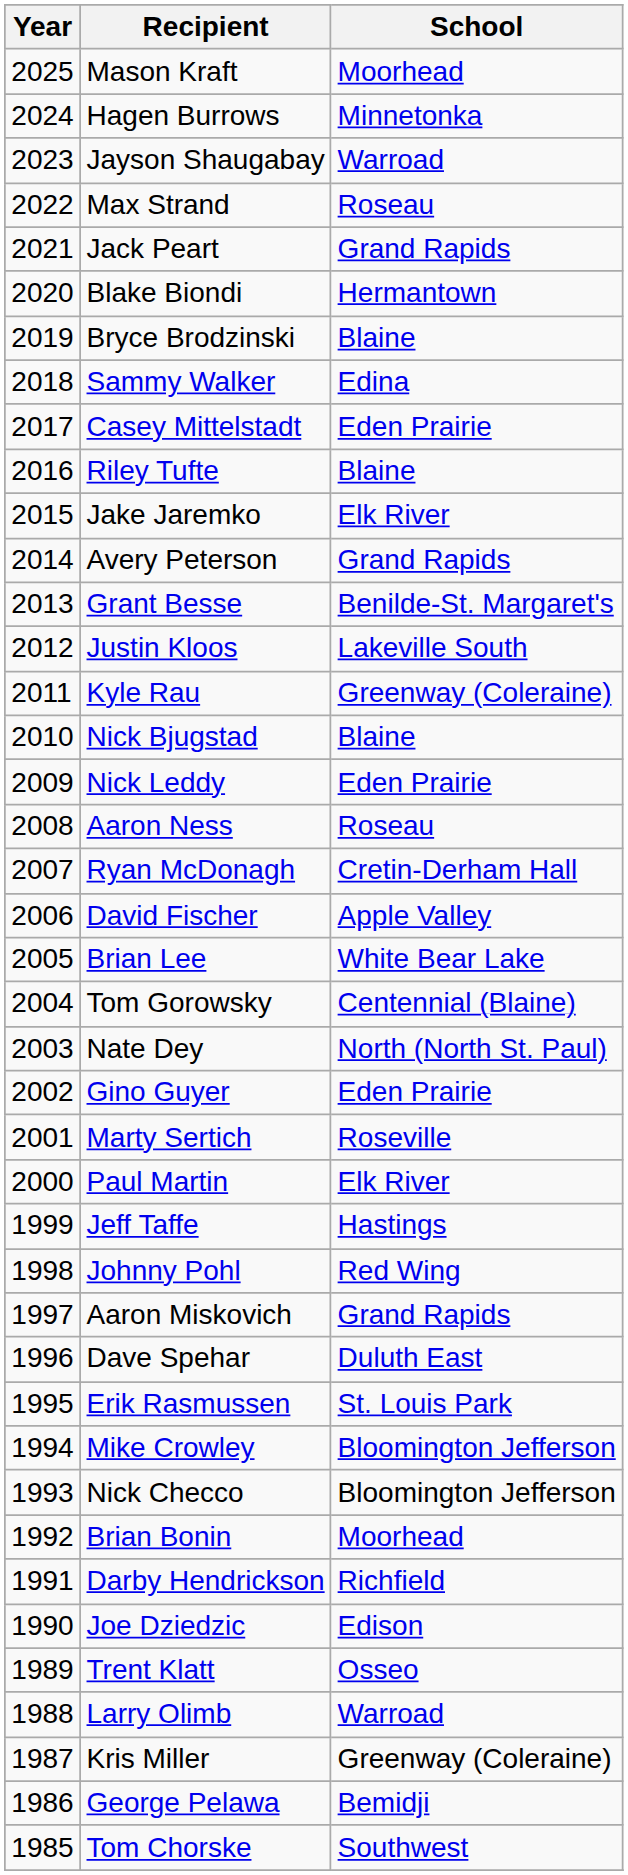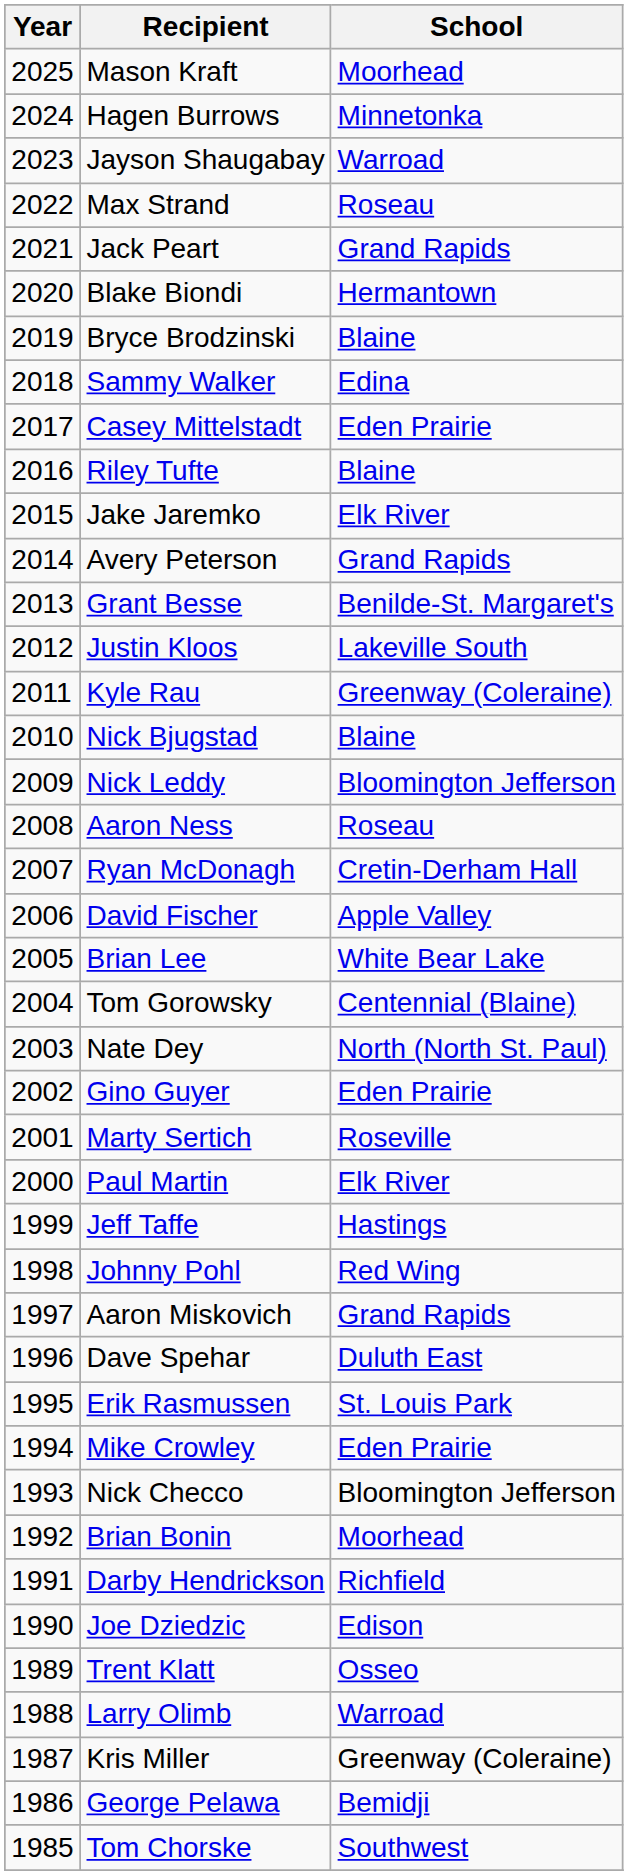(415, 781) Eden Prairie -> (477, 781) Bloomington Jefferson
(477, 1447) Bloomington Jefferson -> (415, 1447) Eden Prairie
